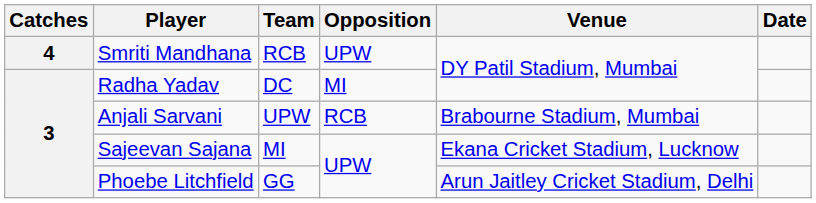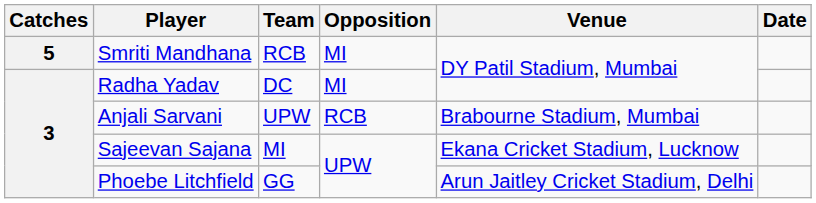(49, 52) 4 -> (49, 52) 5
(348, 52) UPW -> (335, 52) MI
